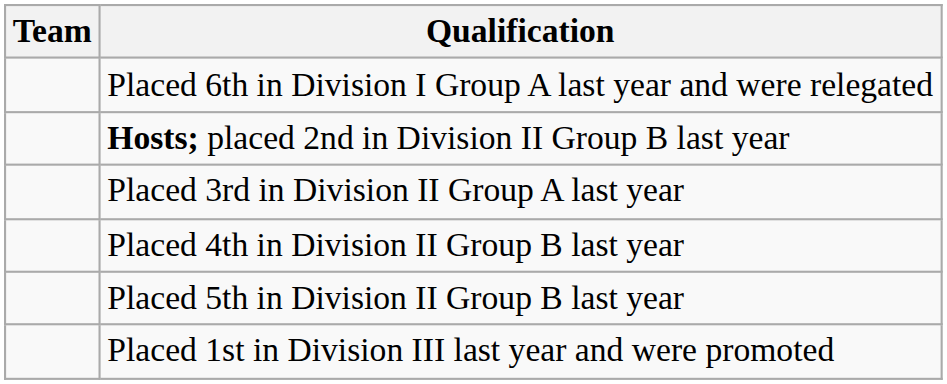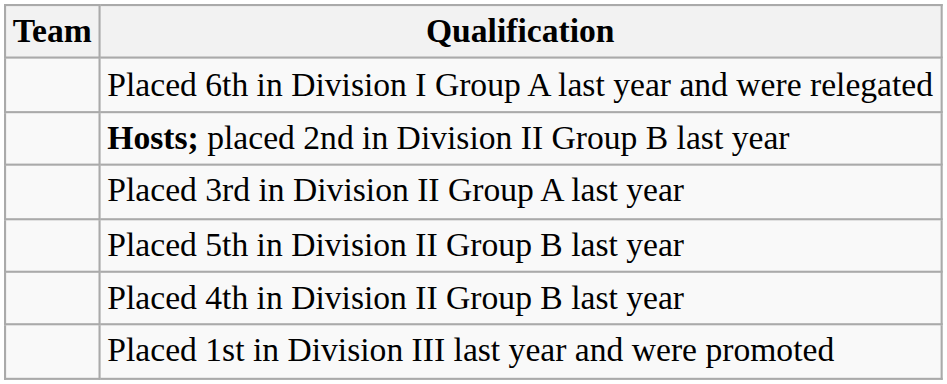rows swapped: (396, 244) <-> (396, 297)
